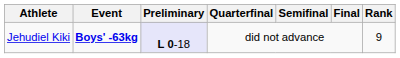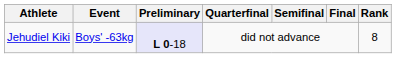(107, 38) bold -> (104, 38) normal
(379, 38) 9 -> (375, 38) 8
